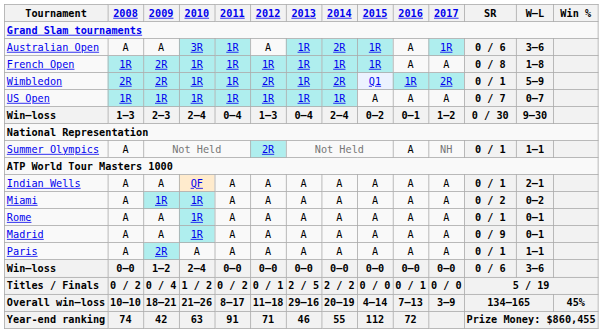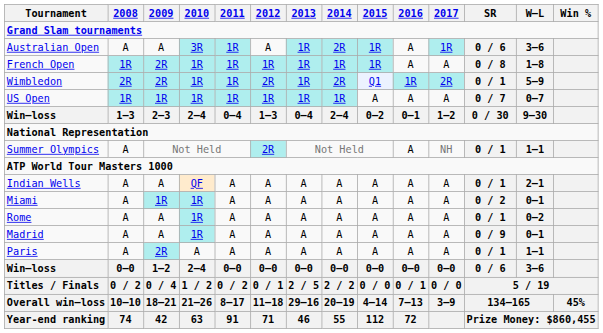(535, 200) 0–2 -> (535, 200) 0–1
(535, 217) 0–1 -> (535, 217) 0–2
